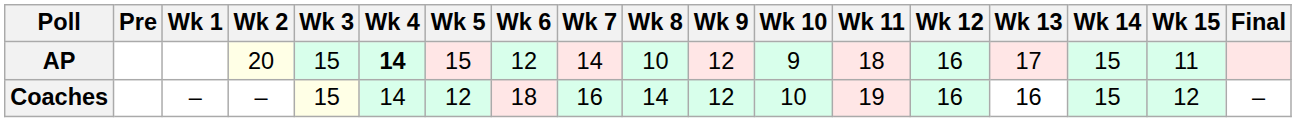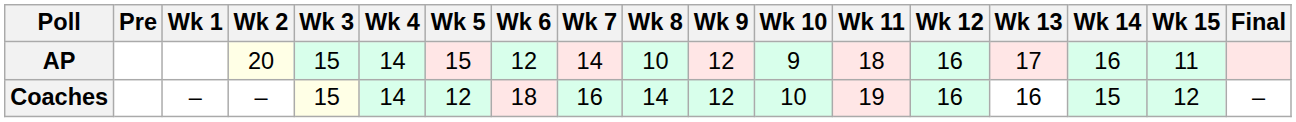(392, 60) bold -> (392, 60) normal
(1107, 60) 15 -> (1107, 60) 16
